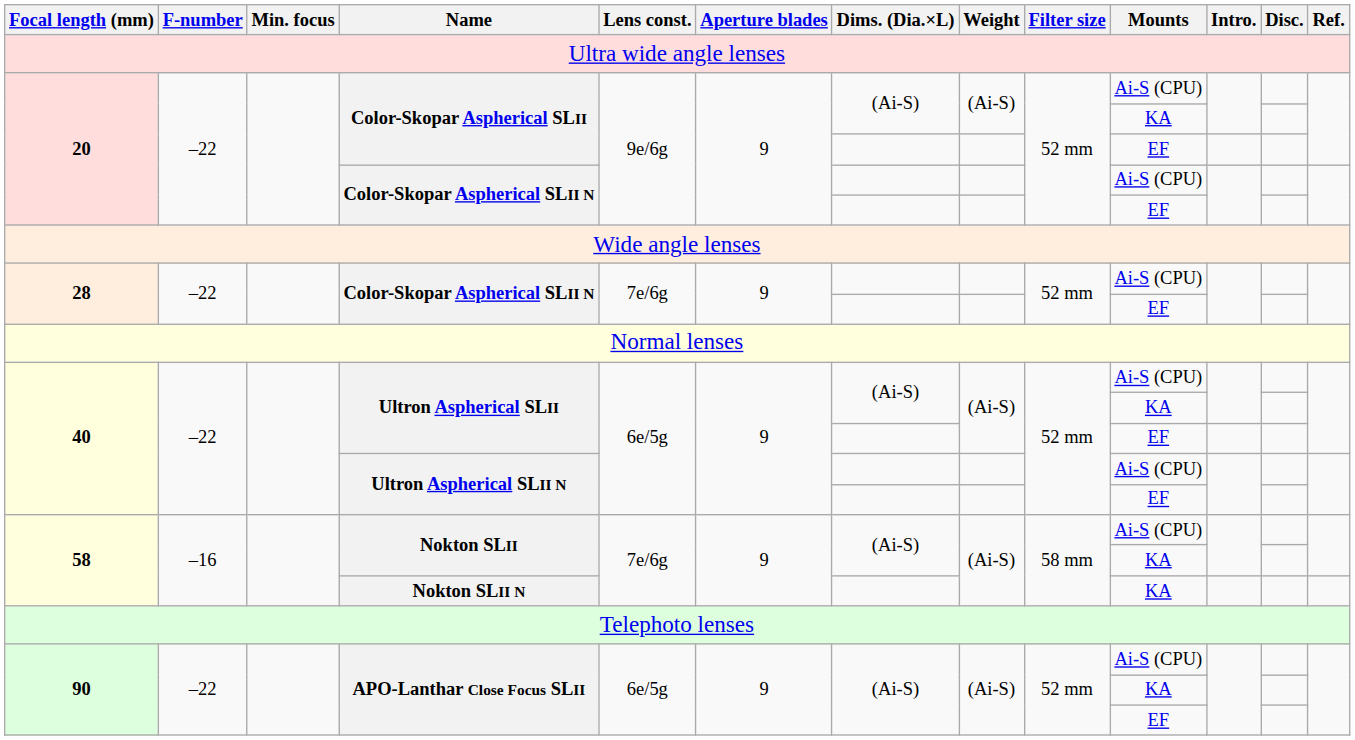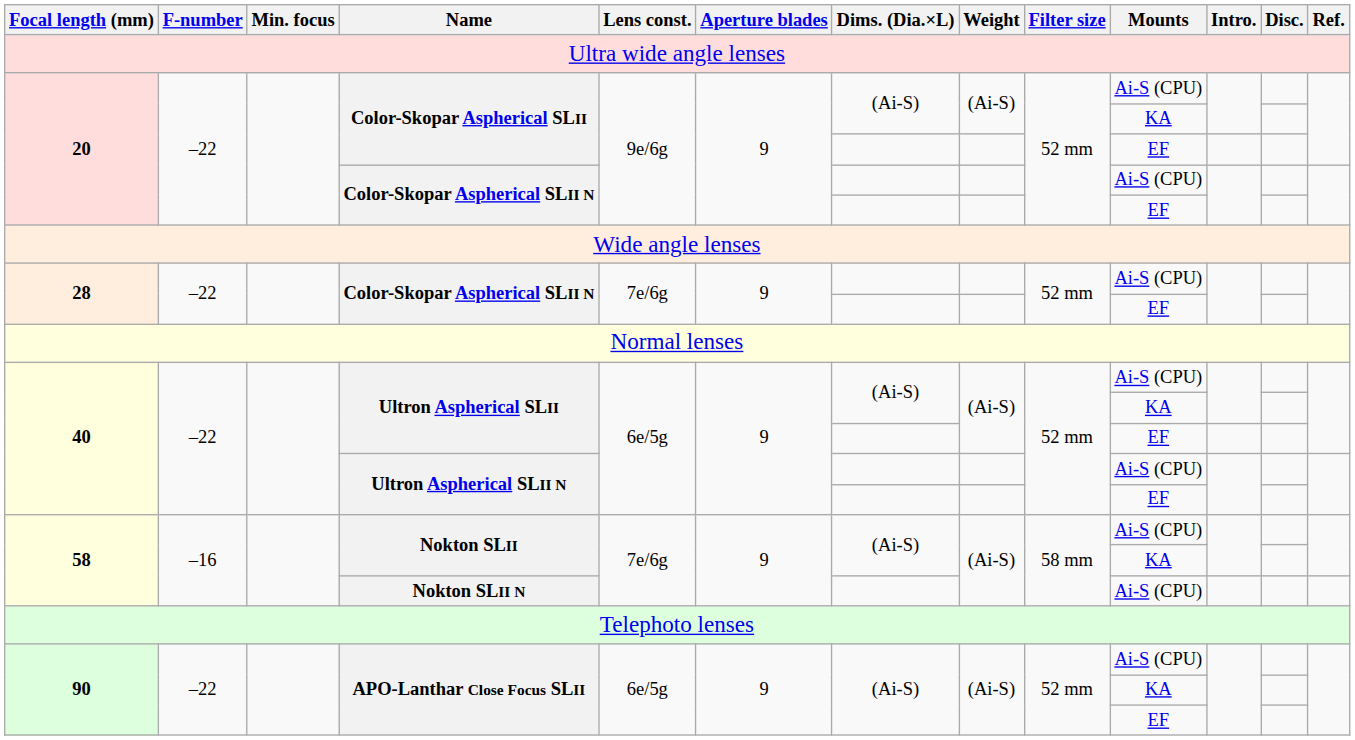(1158, 590) KA -> (1158, 590) Ai-S (CPU)
